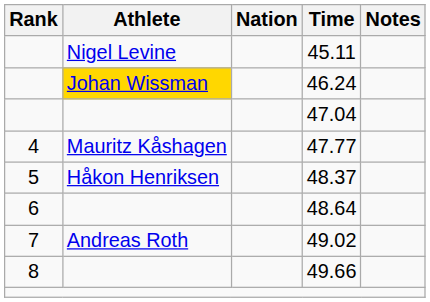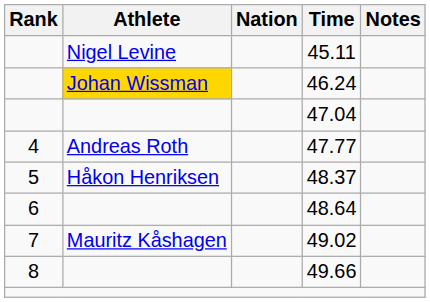(147, 146) Mauritz Kåshagen -> (128, 146) Andreas Roth
(128, 240) Andreas Roth -> (147, 240) Mauritz Kåshagen
